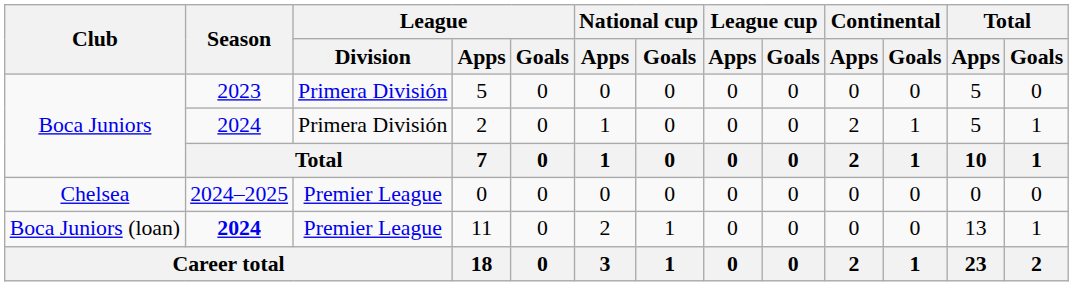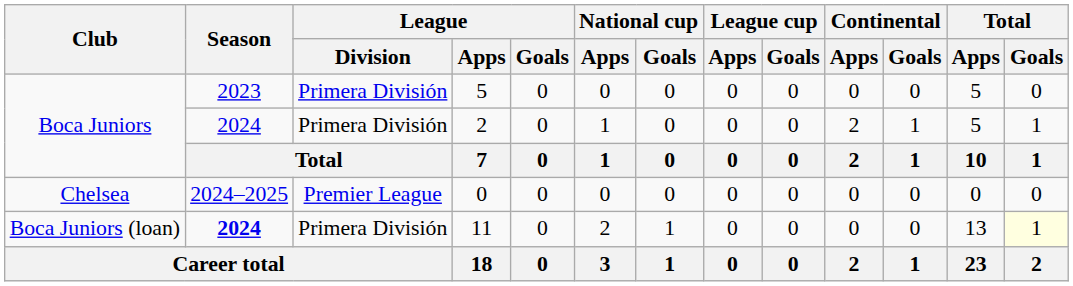(373, 228) Premier League -> (373, 228) Primera División
(1037, 228) no background -> (1037, 228) lightyellow background
